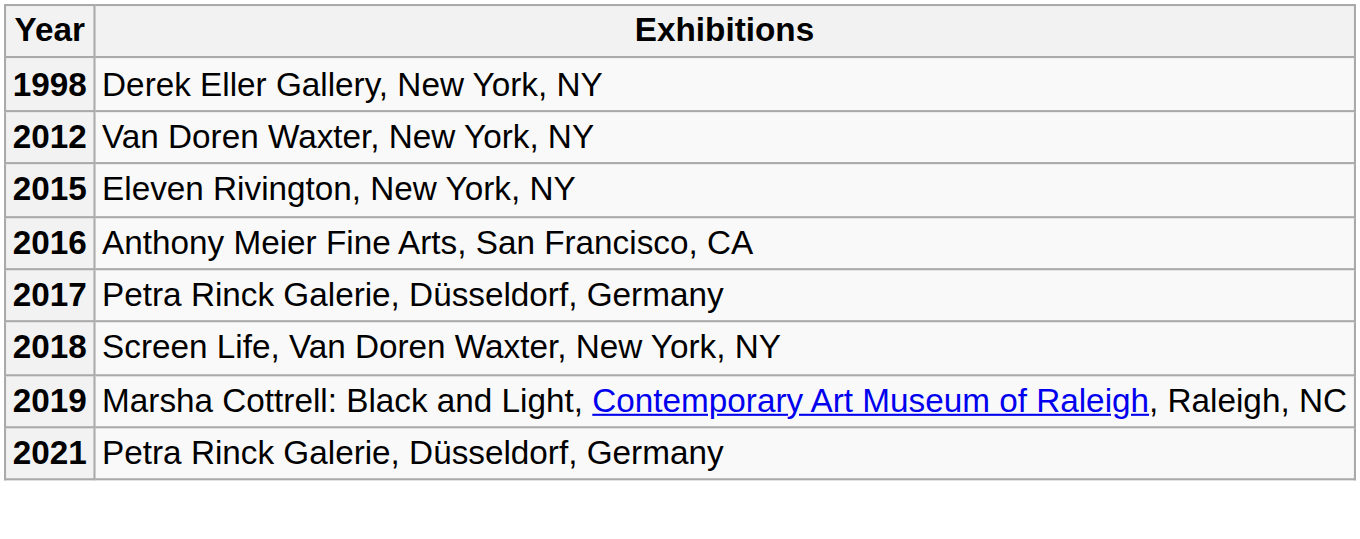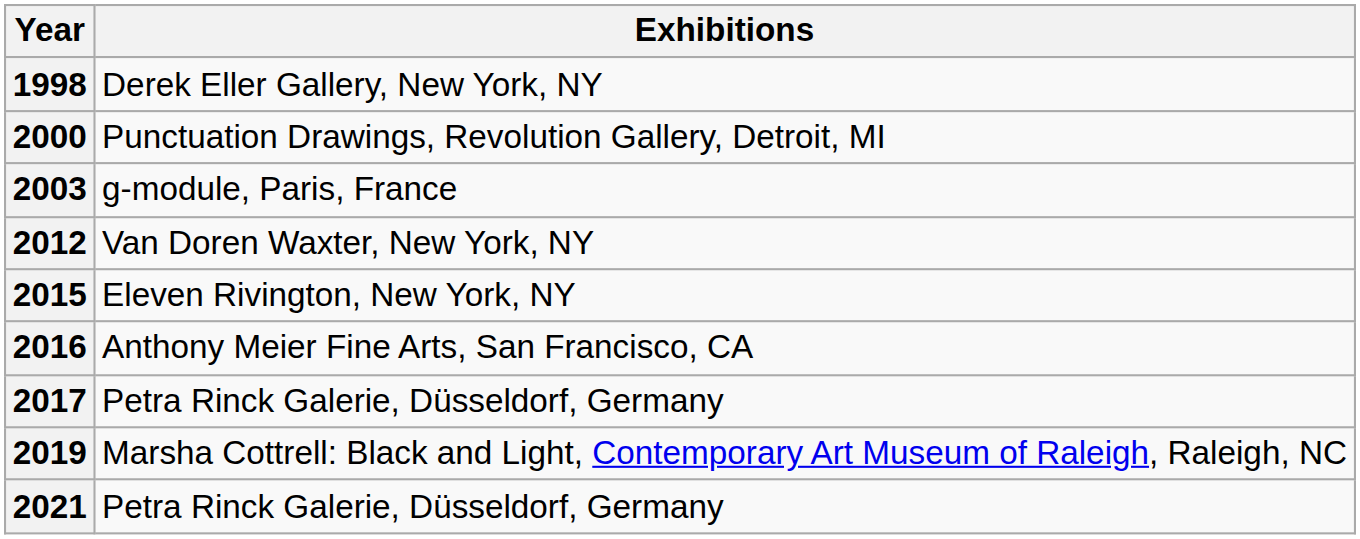+ row: (50, 136)
+ row: (50, 189)
- row: (50, 347)
